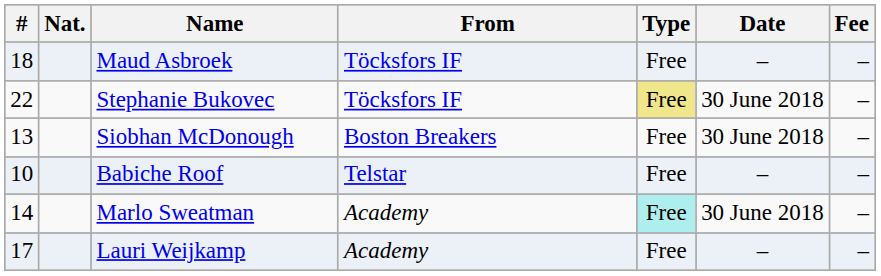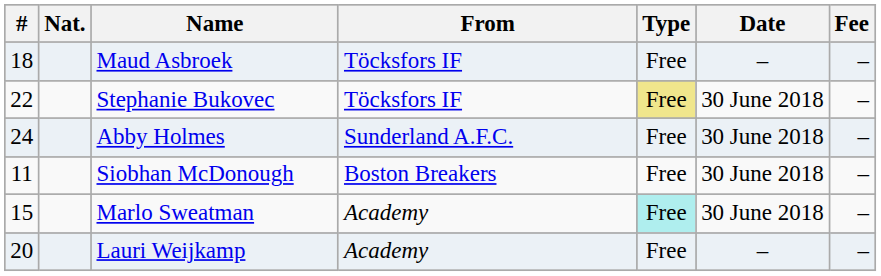+ row: (161, 136)
(22, 136) 13 -> (22, 174) 11
- row: (160, 174)
(22, 212) 14 -> (22, 212) 15
(22, 250) 17 -> (22, 250) 20
